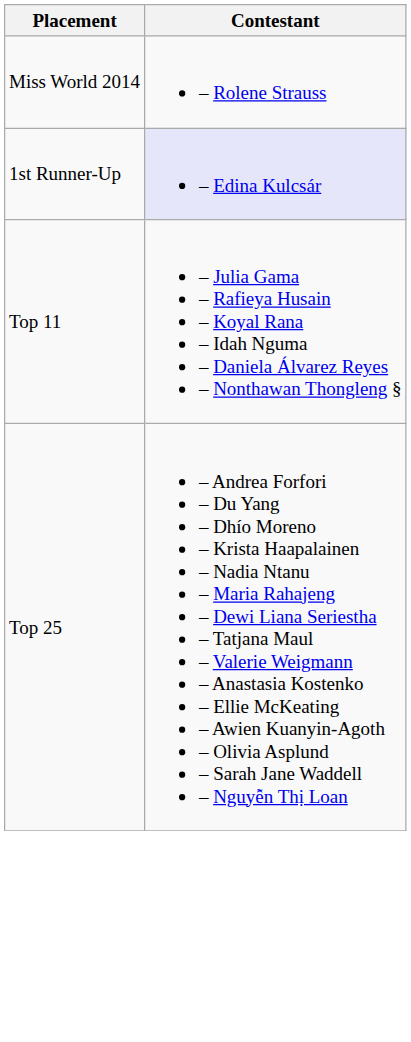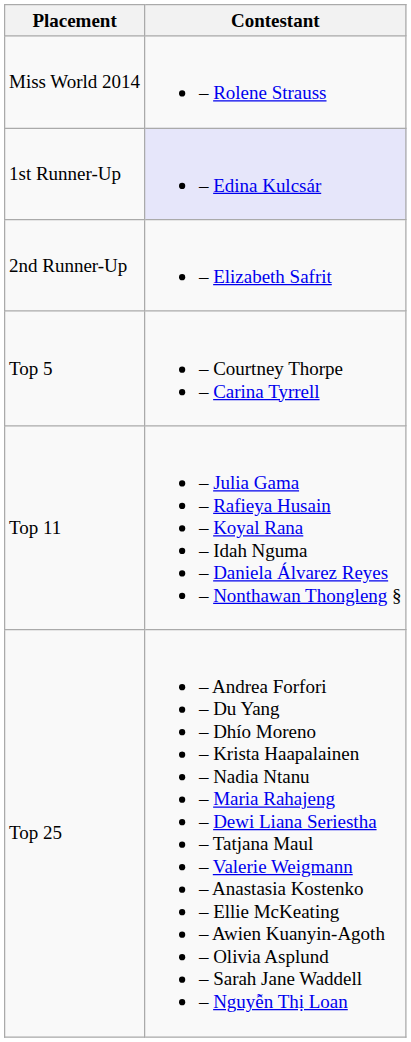+ row: (68, 265)
+ row: (31, 368)
